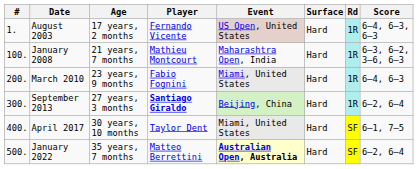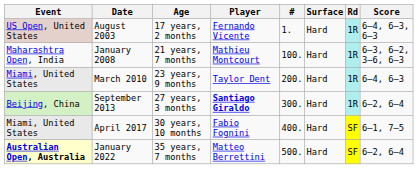columns swapped: (17, 11) <-> (261, 11)
(168, 79) Fabio Fognini -> (242, 79) Taylor Dent
(179, 128) Taylor Dent -> (231, 128) Fabio Fognini
